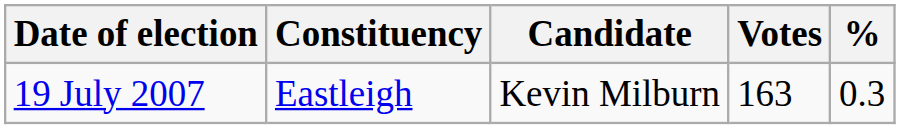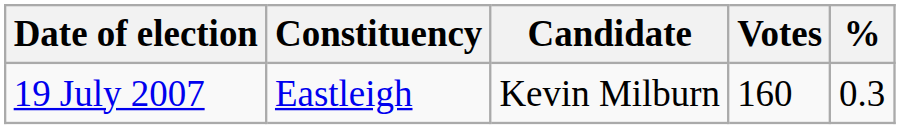(765, 92) 163 -> (765, 92) 160
